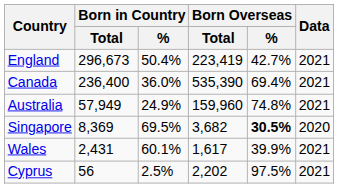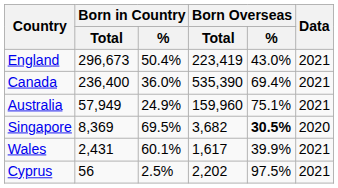(271, 60) 42.7% -> (271, 60) 43.0%
(271, 104) 74.8% -> (271, 104) 75.1%
